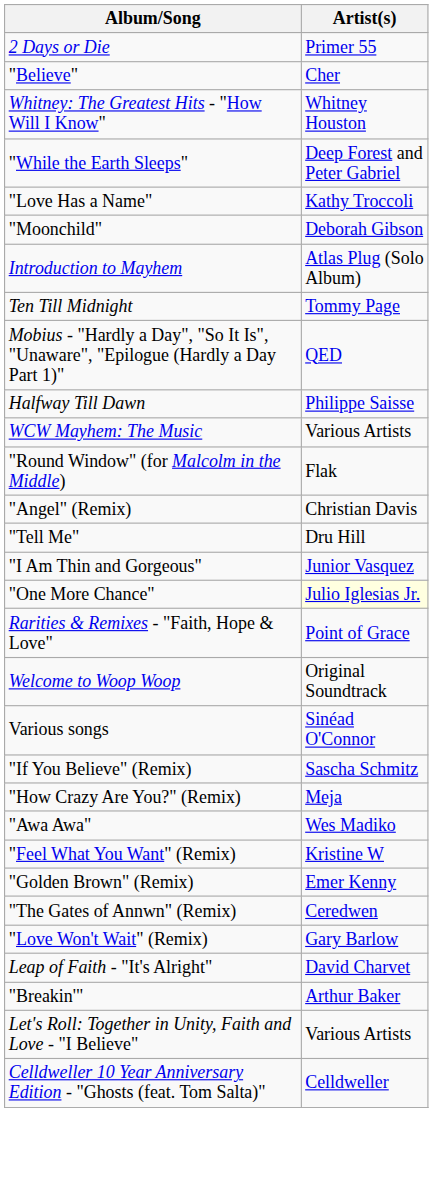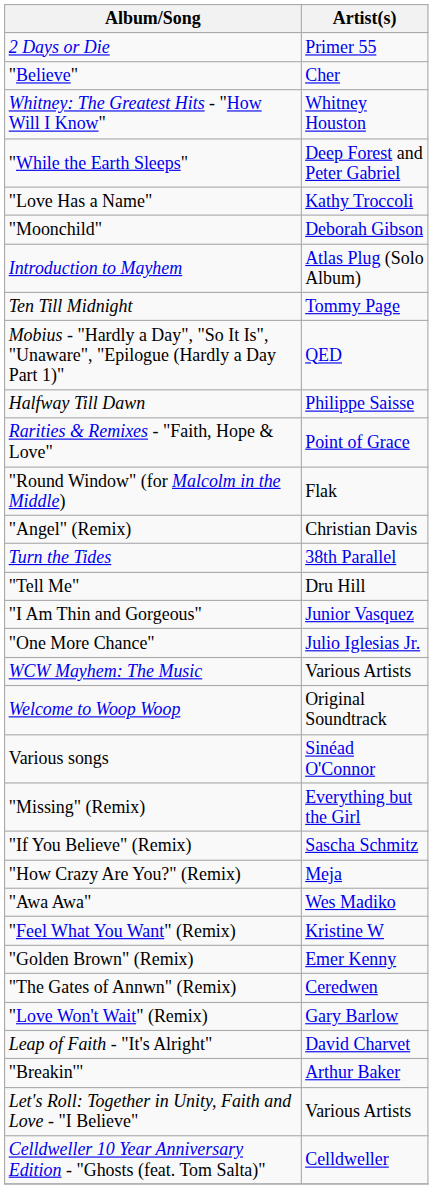rows swapped: (105, 432) <-> (141, 632)
+ row: (60, 557)
(363, 594) lightyellow background -> (363, 642) no background
+ row: (77, 807)
